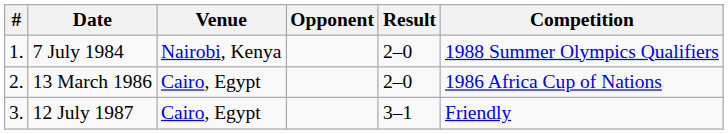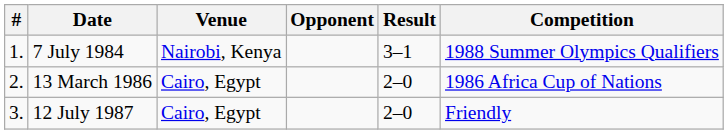(398, 50) 2–0 -> (398, 50) 3–1
(398, 112) 3–1 -> (398, 112) 2–0
